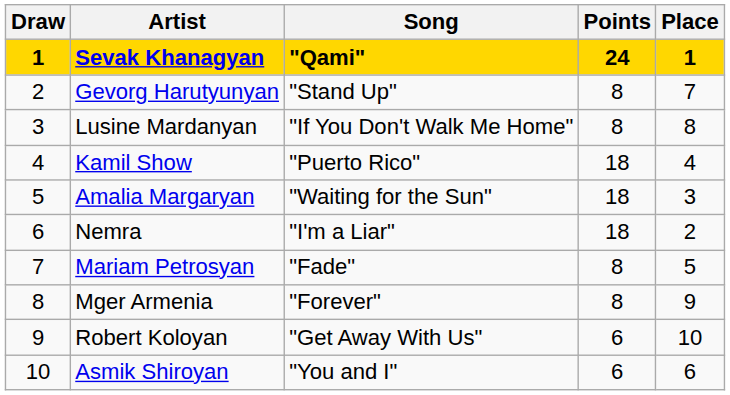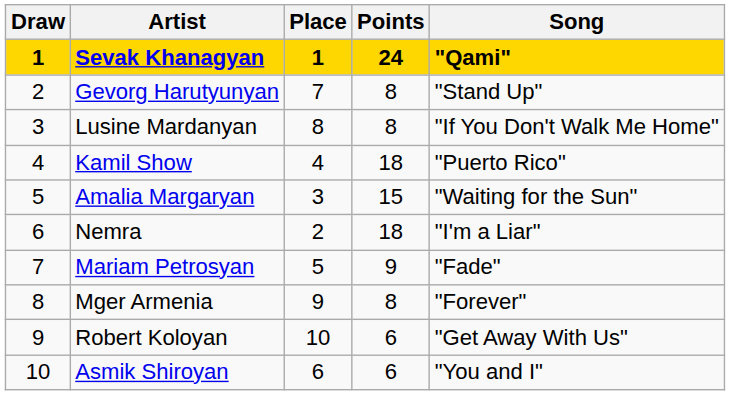columns swapped: (431, 22) <-> (690, 22)
(617, 197) 18 -> (391, 197) 15
(617, 267) 8 -> (391, 267) 9
